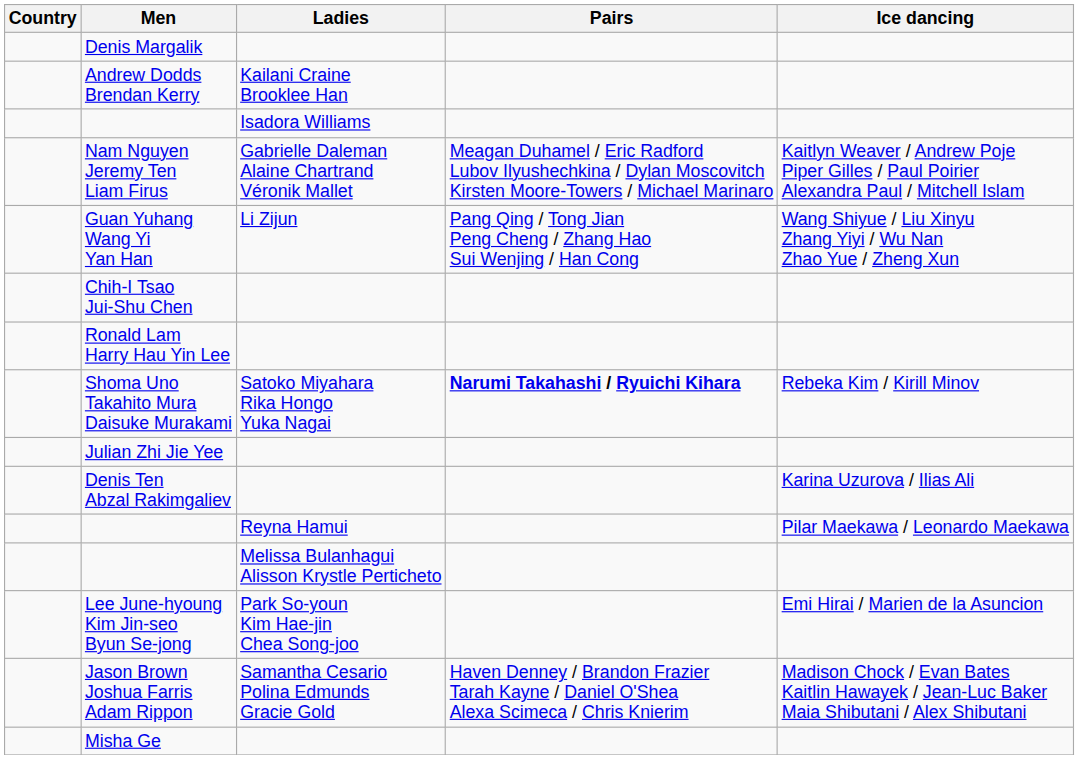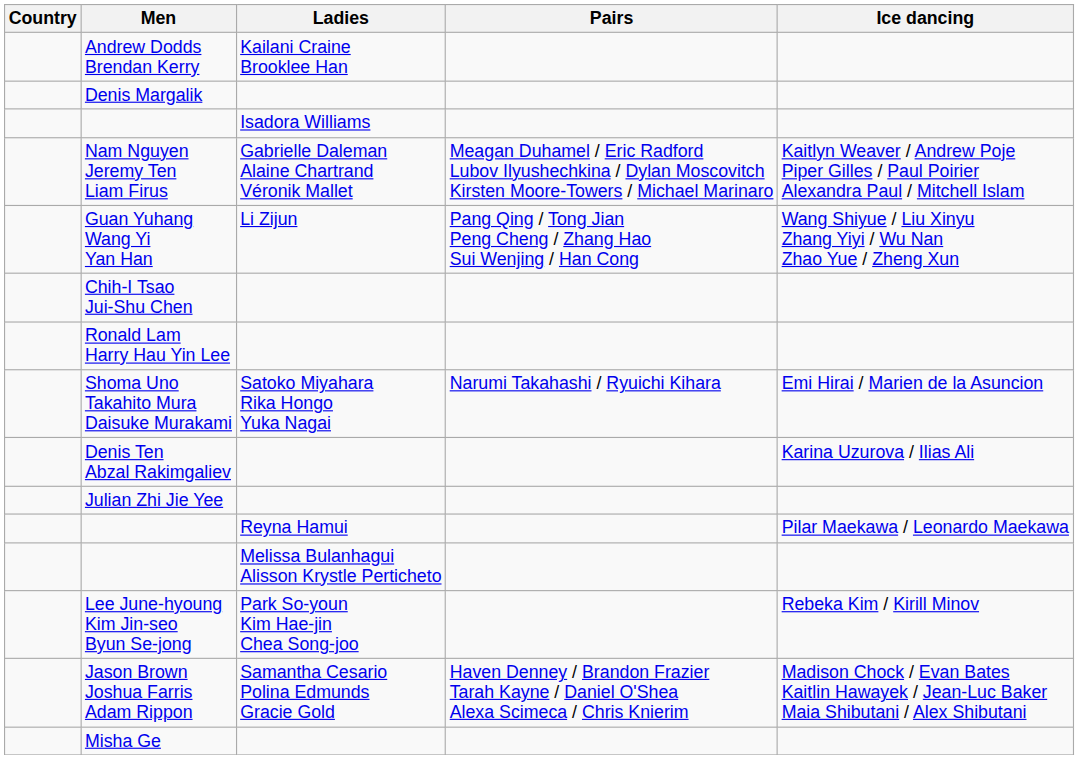rows swapped: (144, 46) <-> (143, 84)
(595, 383) bold -> (585, 383) normal
(880, 383) Rebeka Kim / Kirill Minov -> (912, 383) Emi Hirai / Marien de la Asuncion
rows swapped: (158, 490) <-> (154, 451)
(912, 604) Emi Hirai / Marien de la Asuncion -> (880, 604) Rebeka Kim / Kirill Minov
